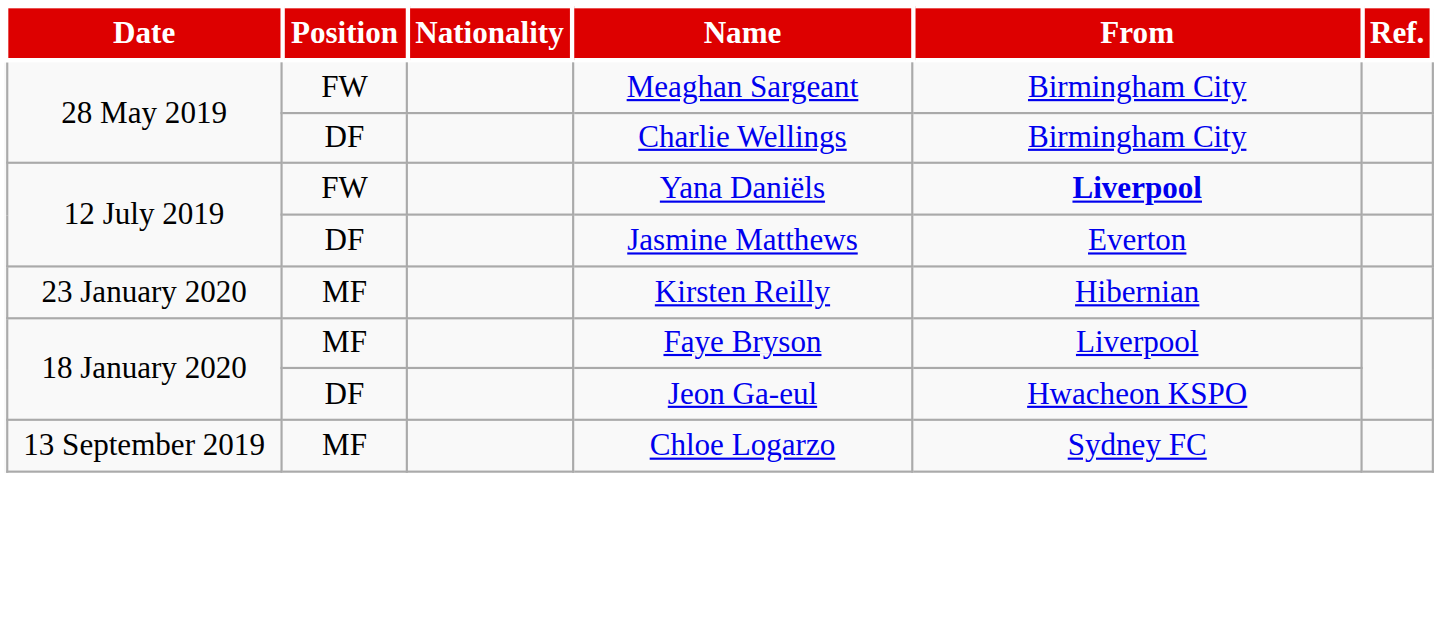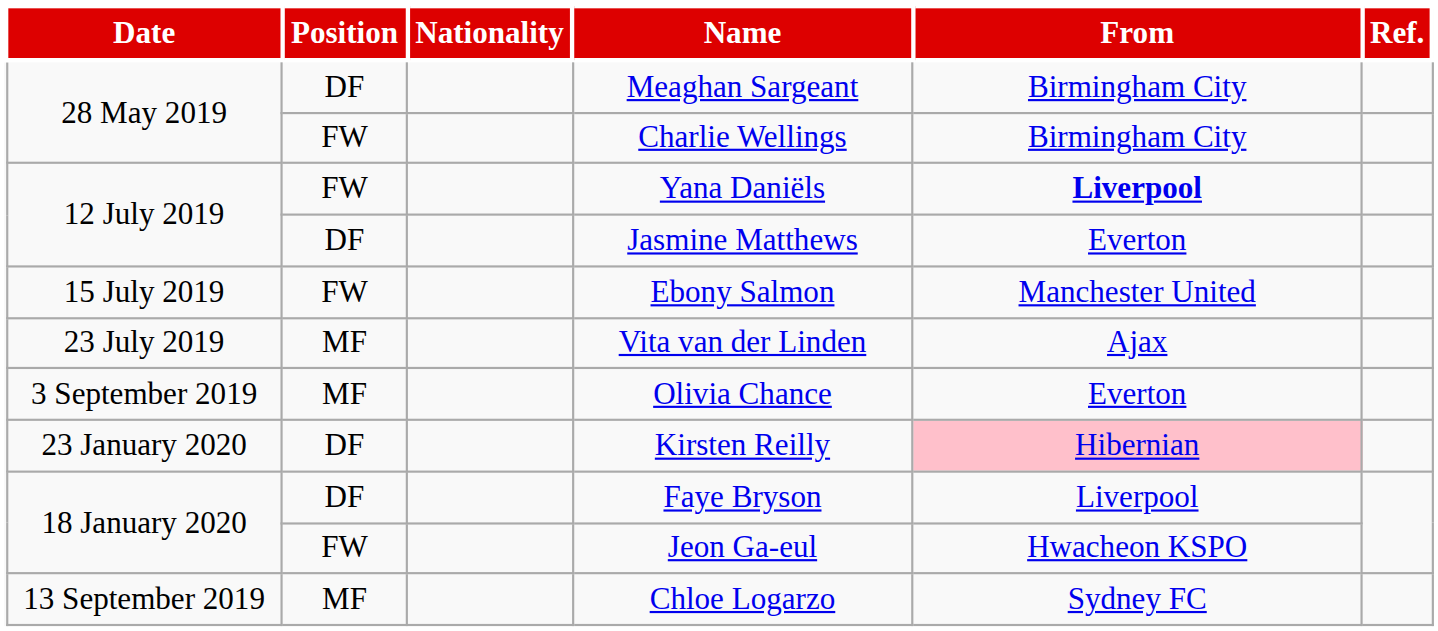(344, 86) FW -> (344, 86) DF
(344, 137) DF -> (344, 137) FW
+ row: (742, 291)
+ row: (742, 342)
+ row: (742, 393)
(344, 291) MF -> (344, 445) DF
(1137, 291) no background -> (1137, 445) pink background
(344, 342) MF -> (344, 496) DF
(344, 393) DF -> (344, 547) FW
